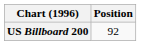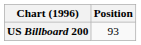(113, 31) 92 -> (113, 31) 93
